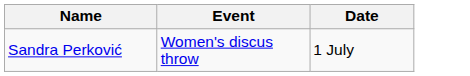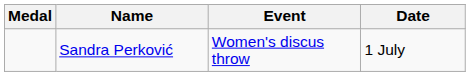+ column: (30, 16)
